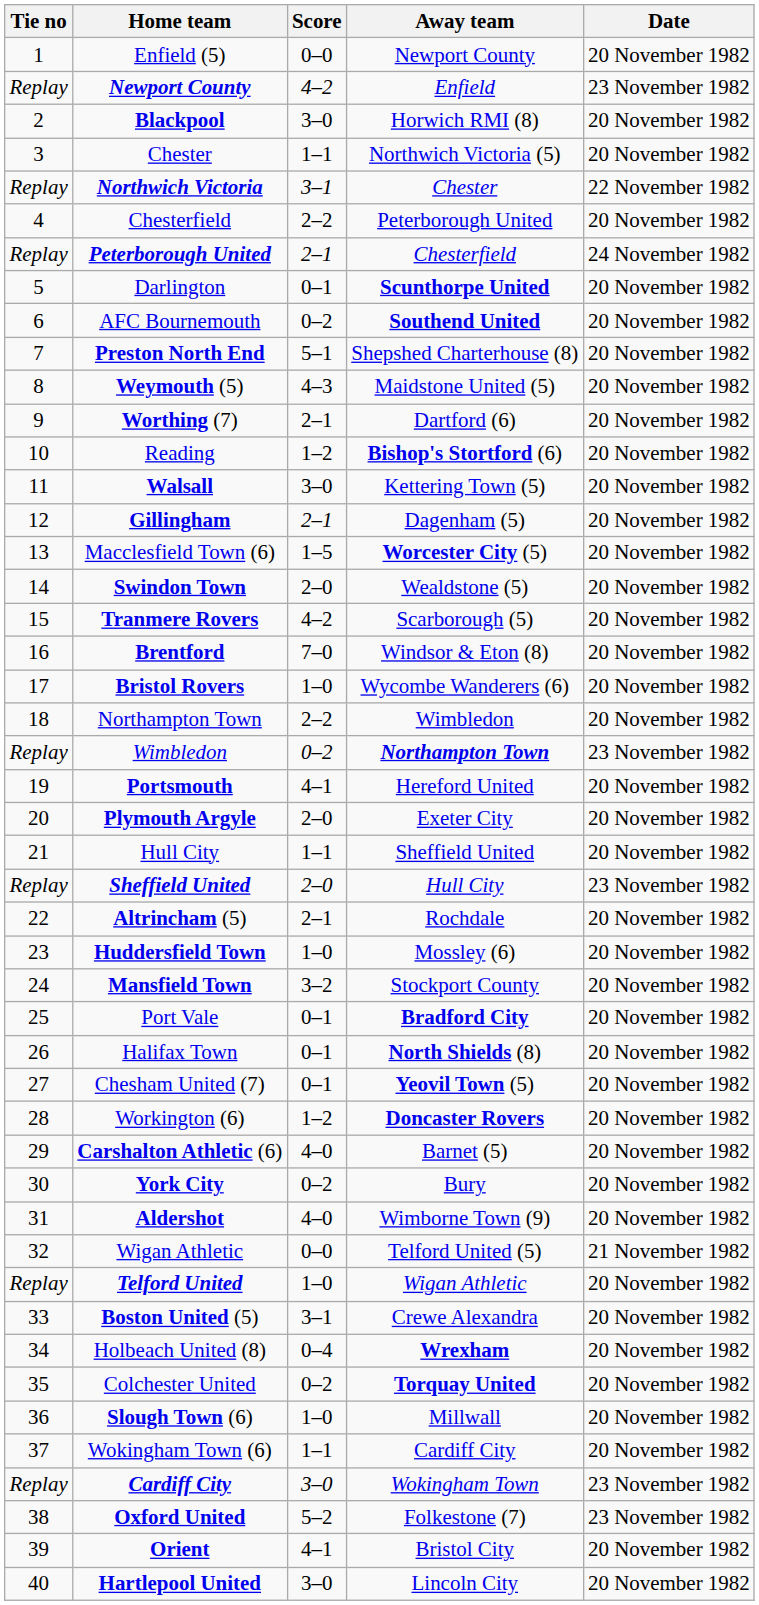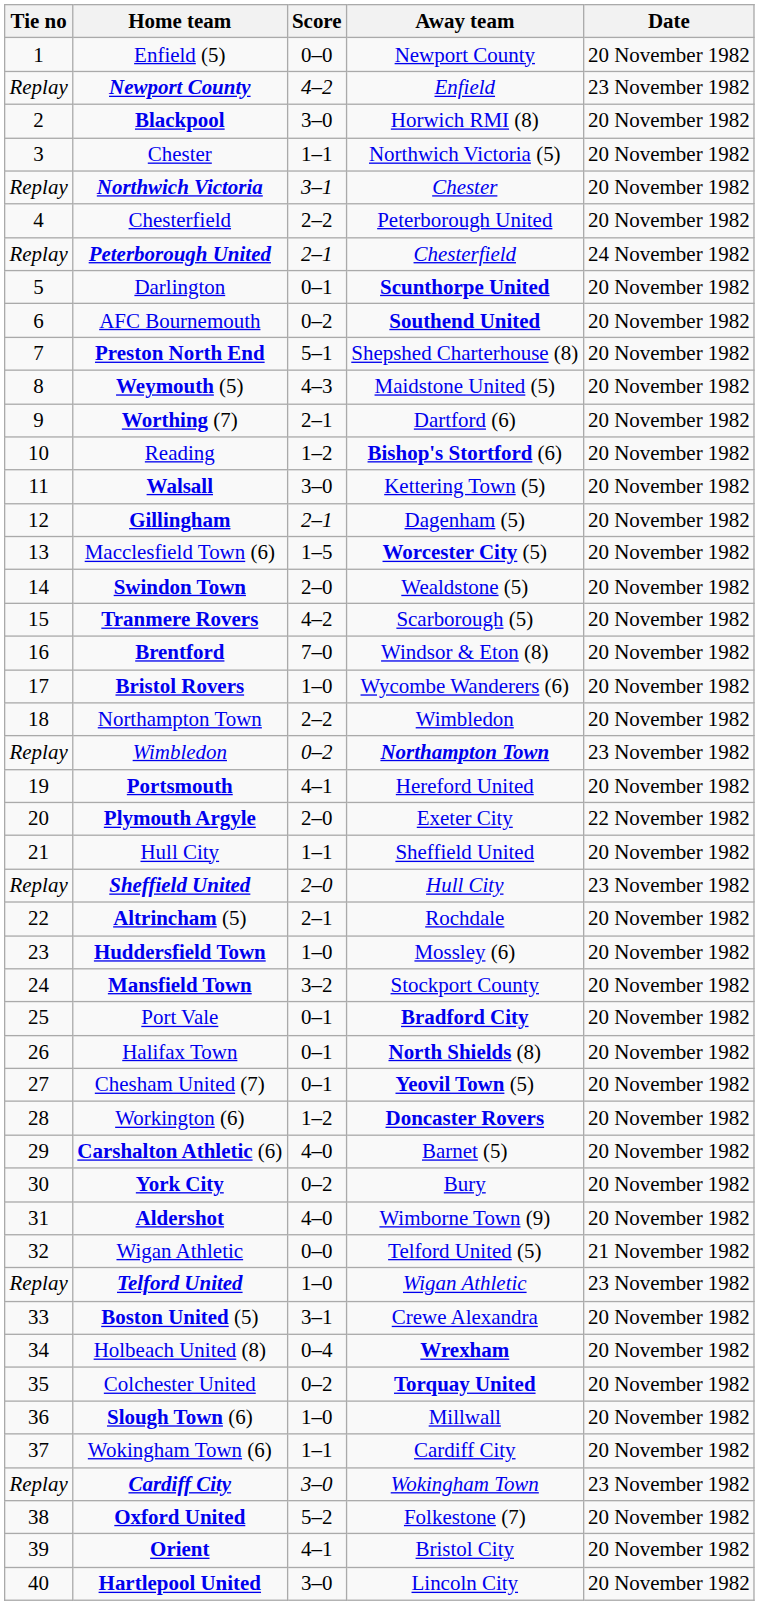(669, 187) 22 November 1982 -> (669, 187) 20 November 1982
(669, 818) 20 November 1982 -> (669, 818) 22 November 1982
(669, 1284) 20 November 1982 -> (669, 1284) 23 November 1982
(669, 1516) 23 November 1982 -> (669, 1516) 20 November 1982
